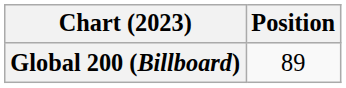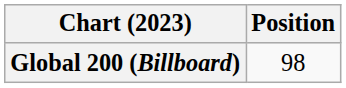(293, 62) 89 -> (293, 62) 98
